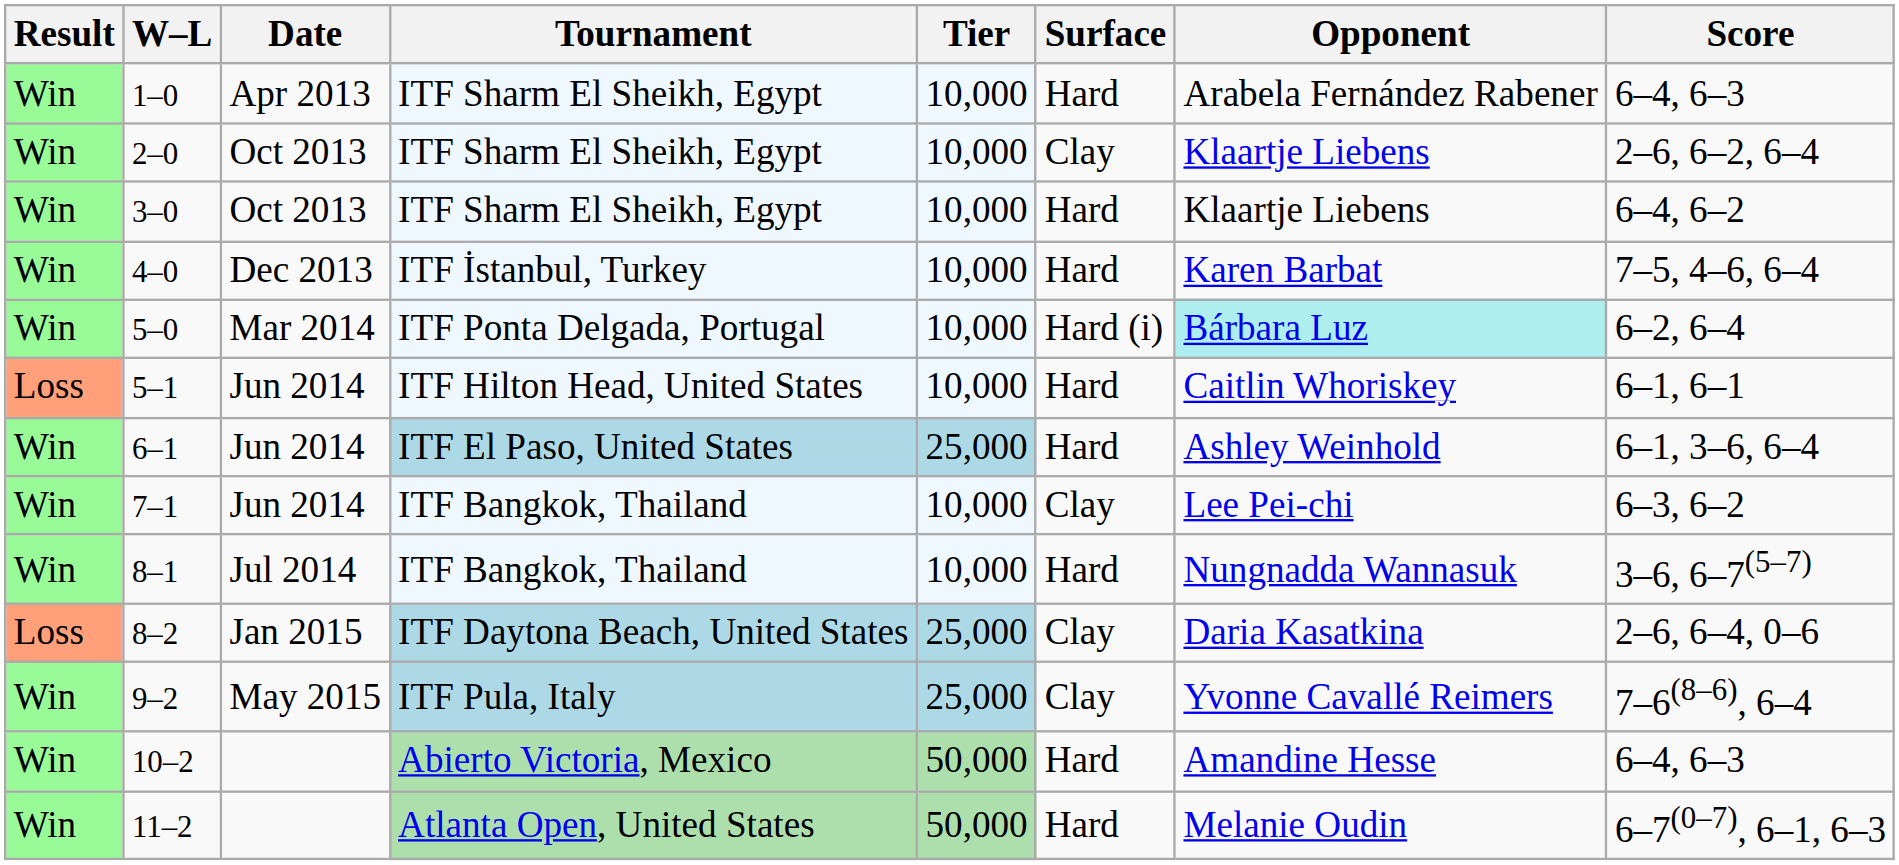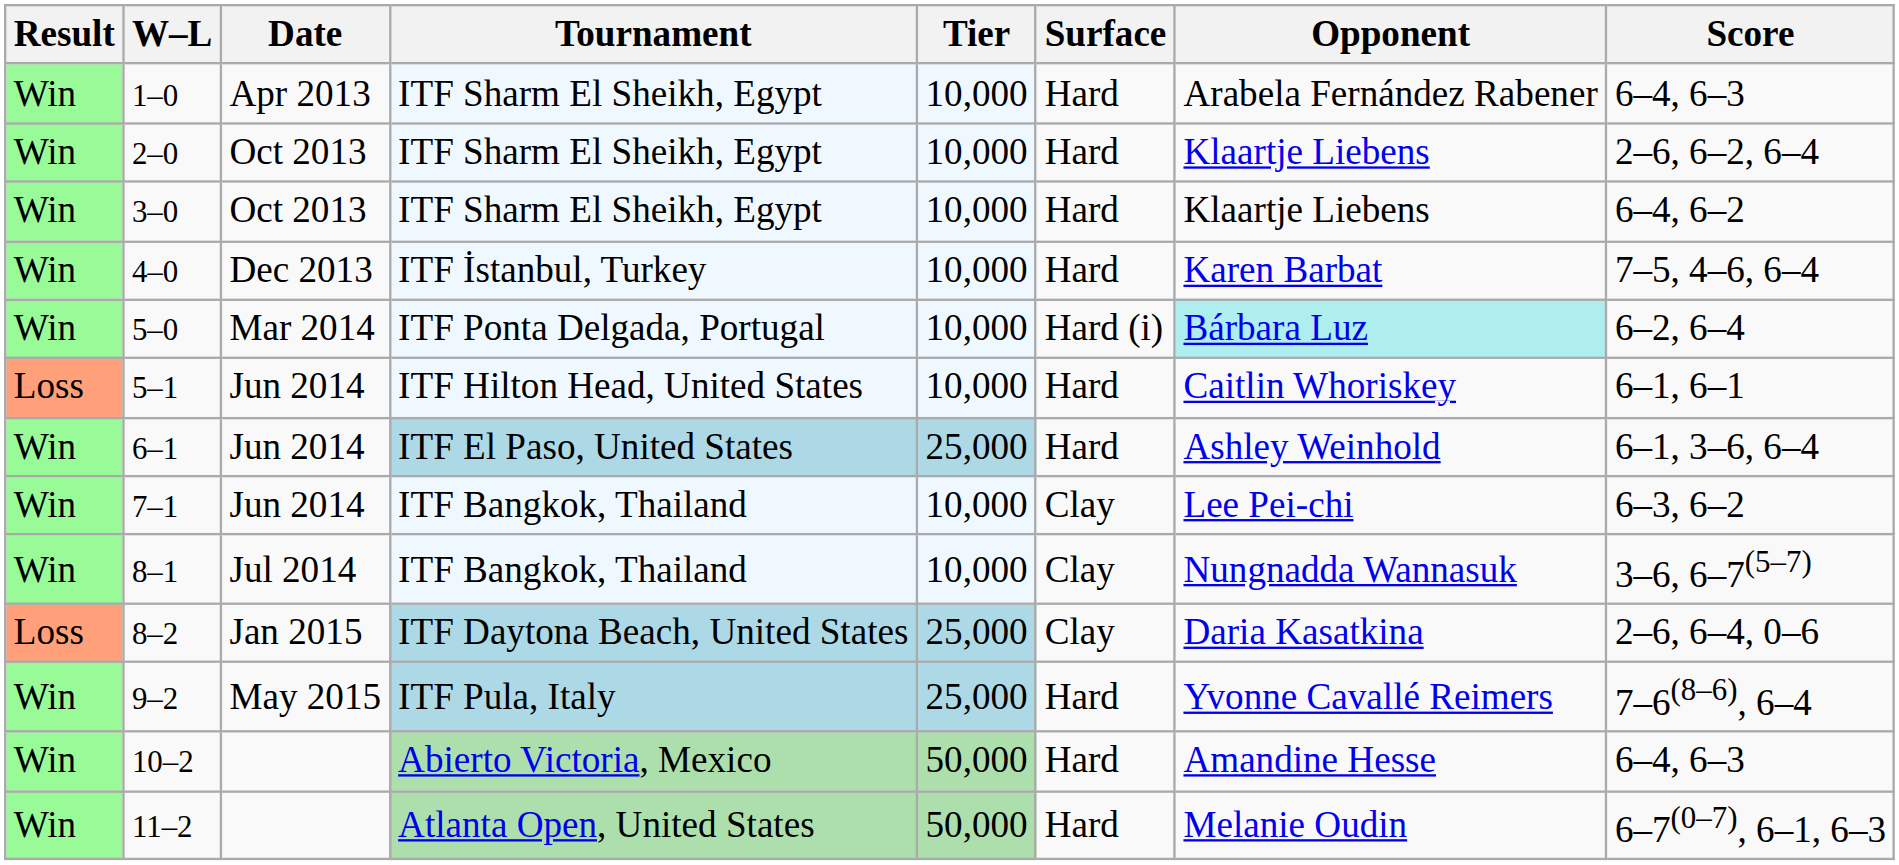(1080, 151) Clay -> (1082, 151) Hard
(1082, 568) Hard -> (1080, 568) Clay
(1080, 696) Clay -> (1082, 696) Hard
